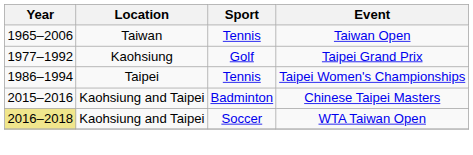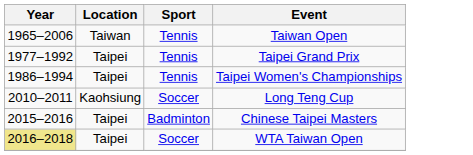(142, 56) Kaohsiung -> (110, 56) Taipei
(242, 56) Golf -> (179, 56) Tennis
+ row: (309, 98)
(142, 98) Kaohsiung and Taipei -> (110, 118) Taipei
(142, 118) Kaohsiung and Taipei -> (110, 139) Taipei
